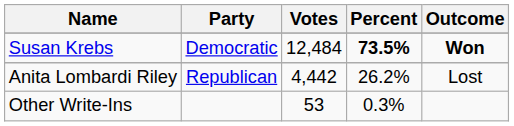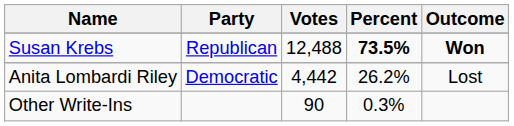(232, 47) Democratic -> (232, 47) Republican
(314, 47) 12,484 -> (314, 47) 12,488
(232, 76) Republican -> (232, 76) Democratic
(314, 105) 53 -> (314, 105) 90
